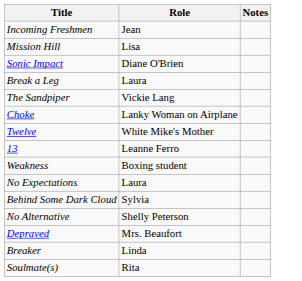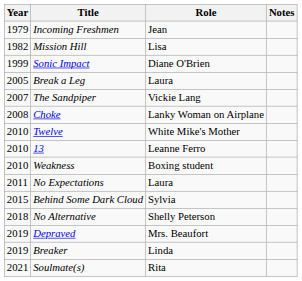+ column: (18, 13)
